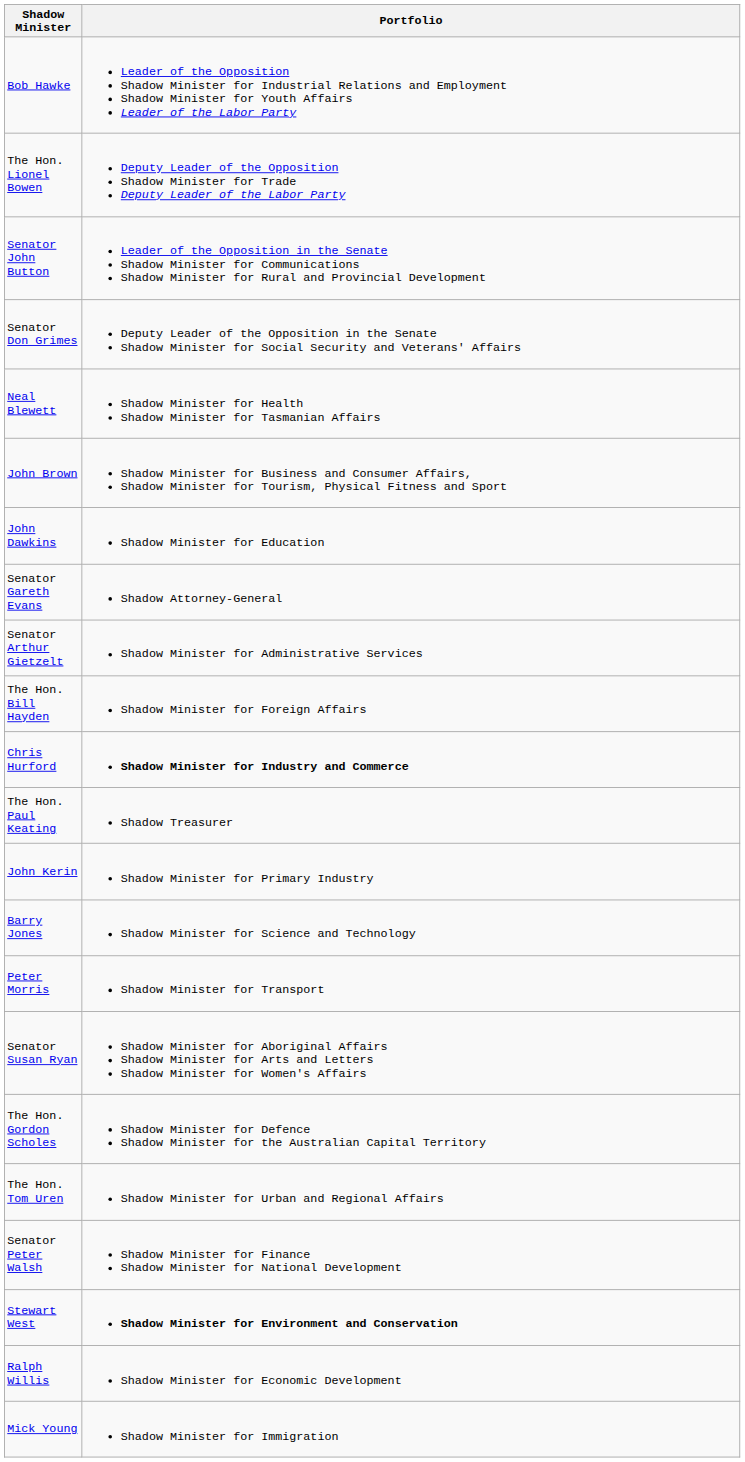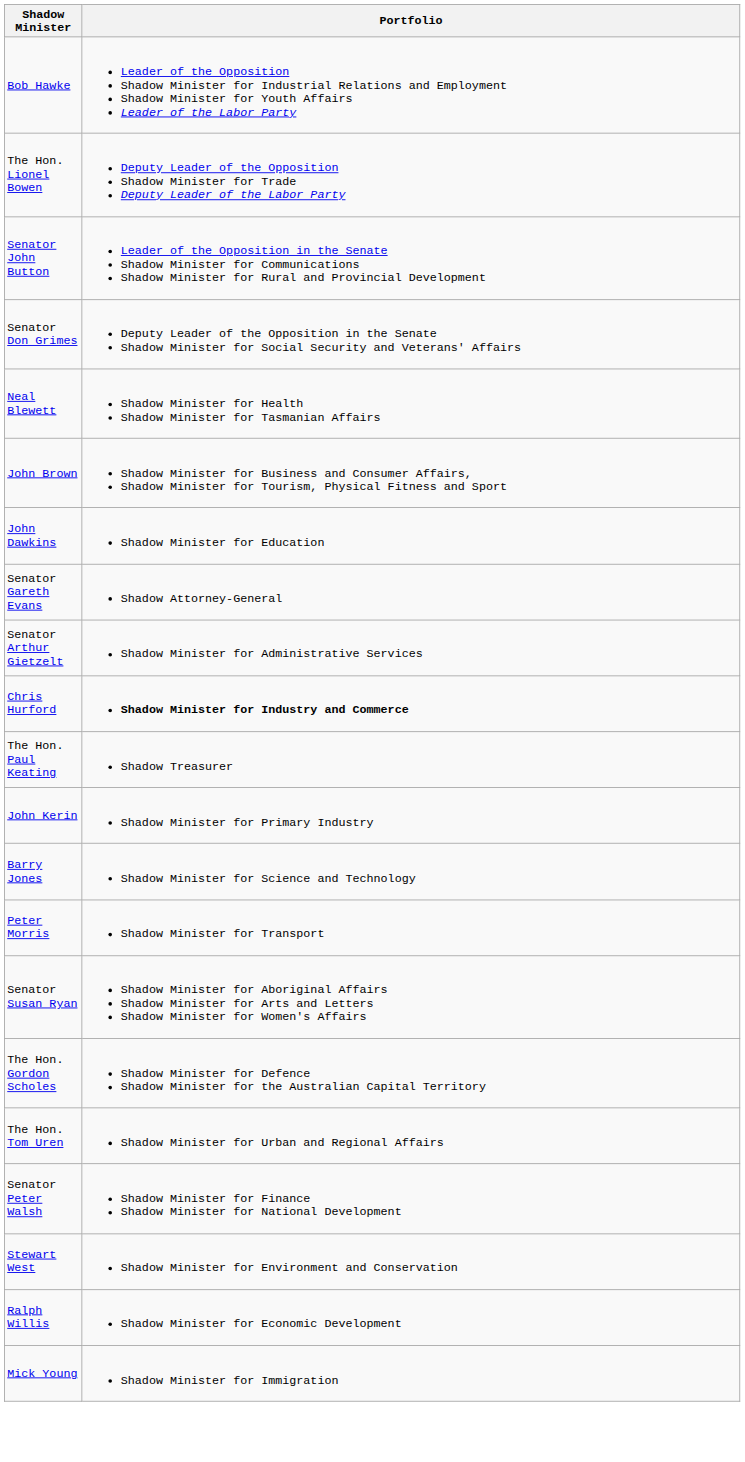- row: (35, 704)
(411, 1324) bold -> (411, 1268) normal
